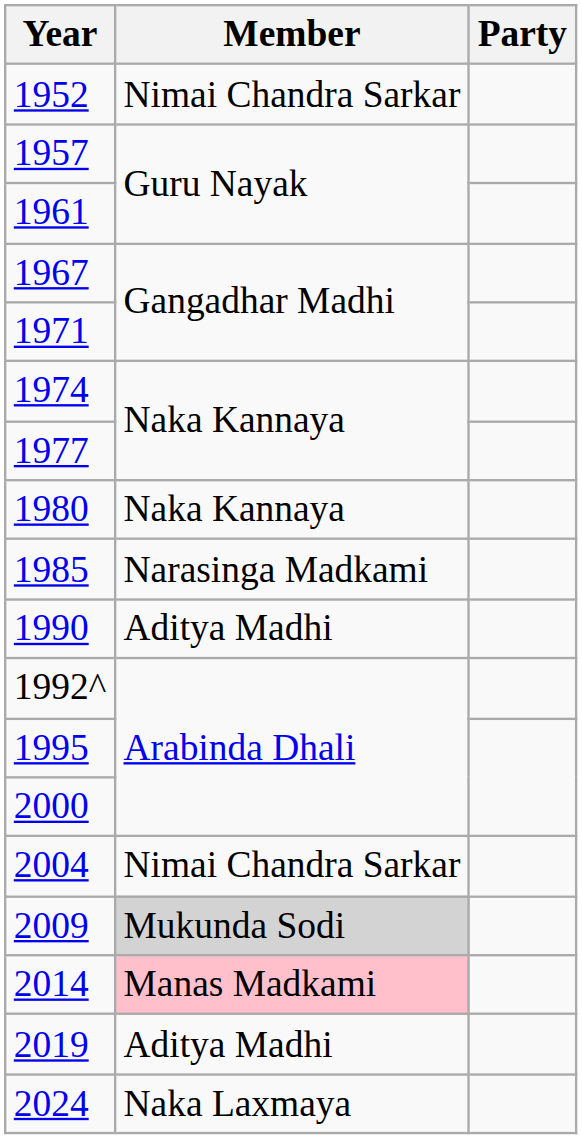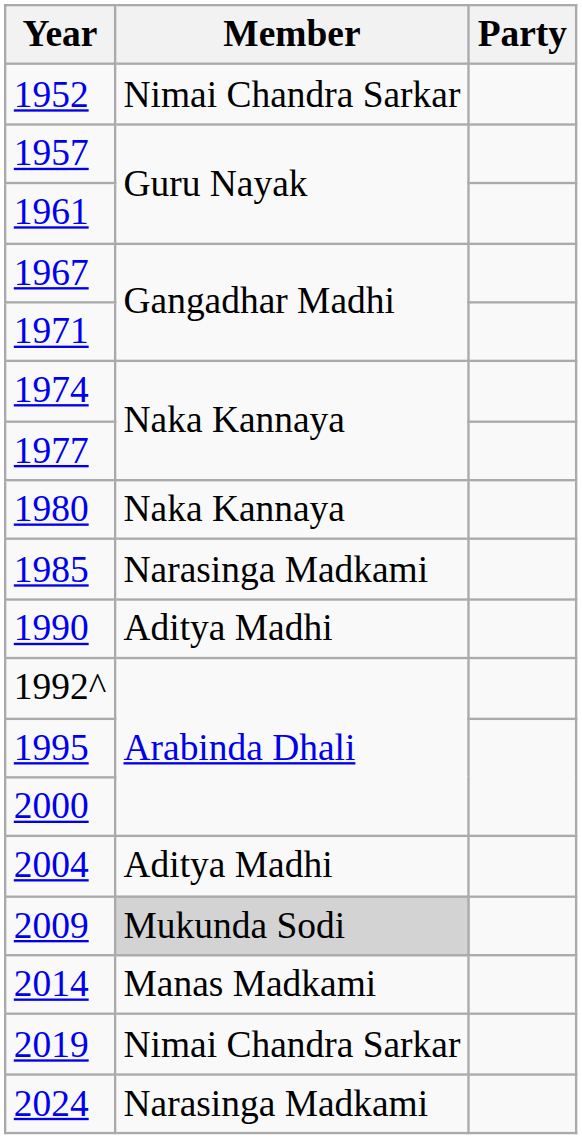(292, 865) Nimai Chandra Sarkar -> (228, 865) Aditya Madhi
(250, 984) pink background -> (250, 984) no background
(228, 1043) Aditya Madhi -> (292, 1043) Nimai Chandra Sarkar
(237, 1102) Naka Laxmaya -> (276, 1102) Narasinga Madkami
